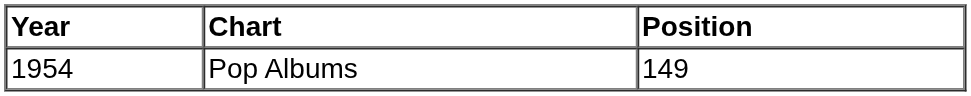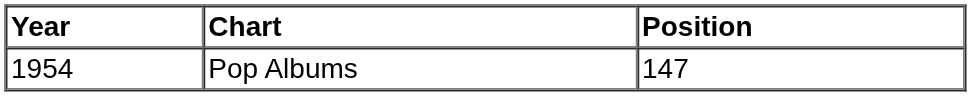(665, 68) 149 -> (665, 68) 147
